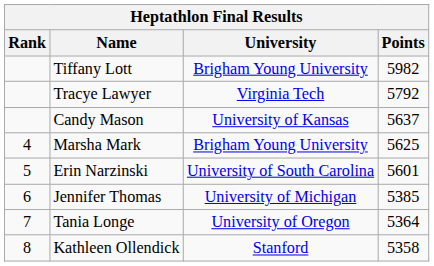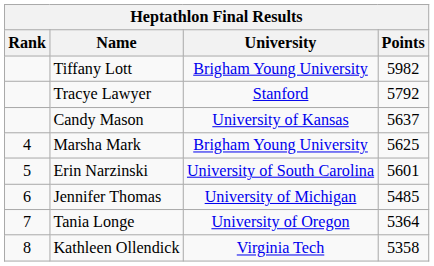(281, 94) Virginia Tech -> (281, 94) Stanford
(403, 196) 5385 -> (403, 196) 5485
(281, 247) Stanford -> (281, 247) Virginia Tech
